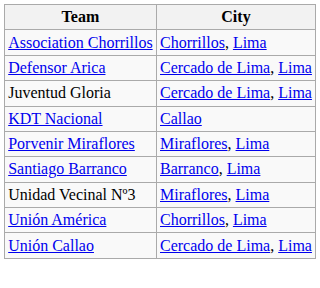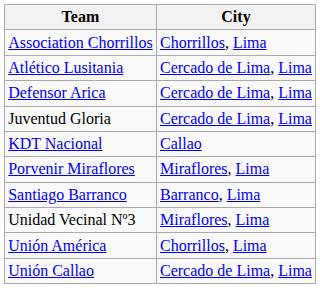+ row: (66, 67)
